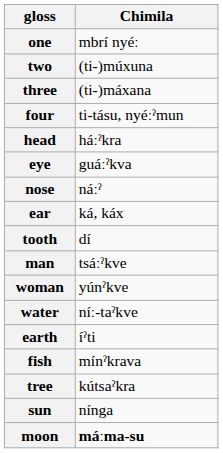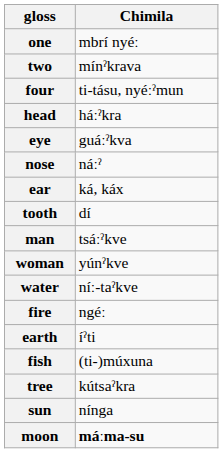(116, 66) (ti-)múxuna -> (110, 66) mínˀkrava
- row: (40, 90)
+ row: (40, 312)
(110, 361) mínˀkrava -> (116, 361) (ti-)múxuna
